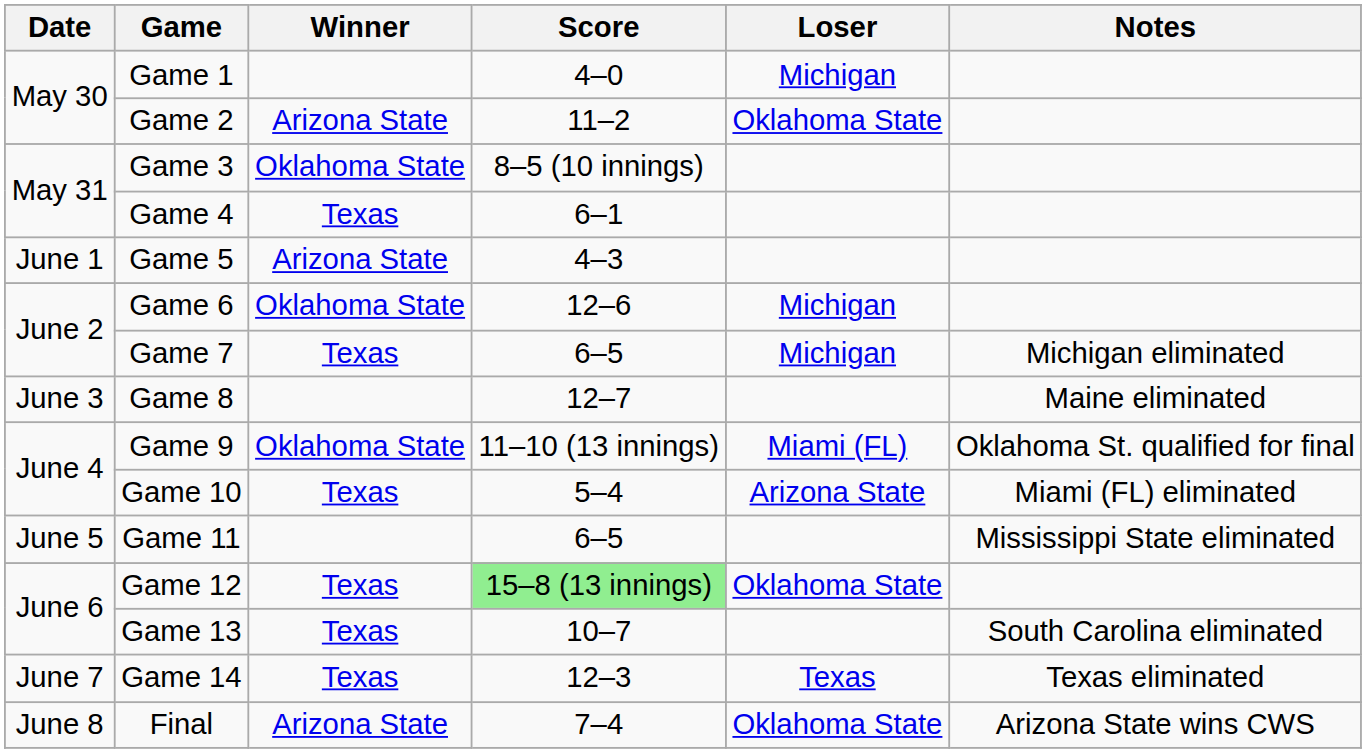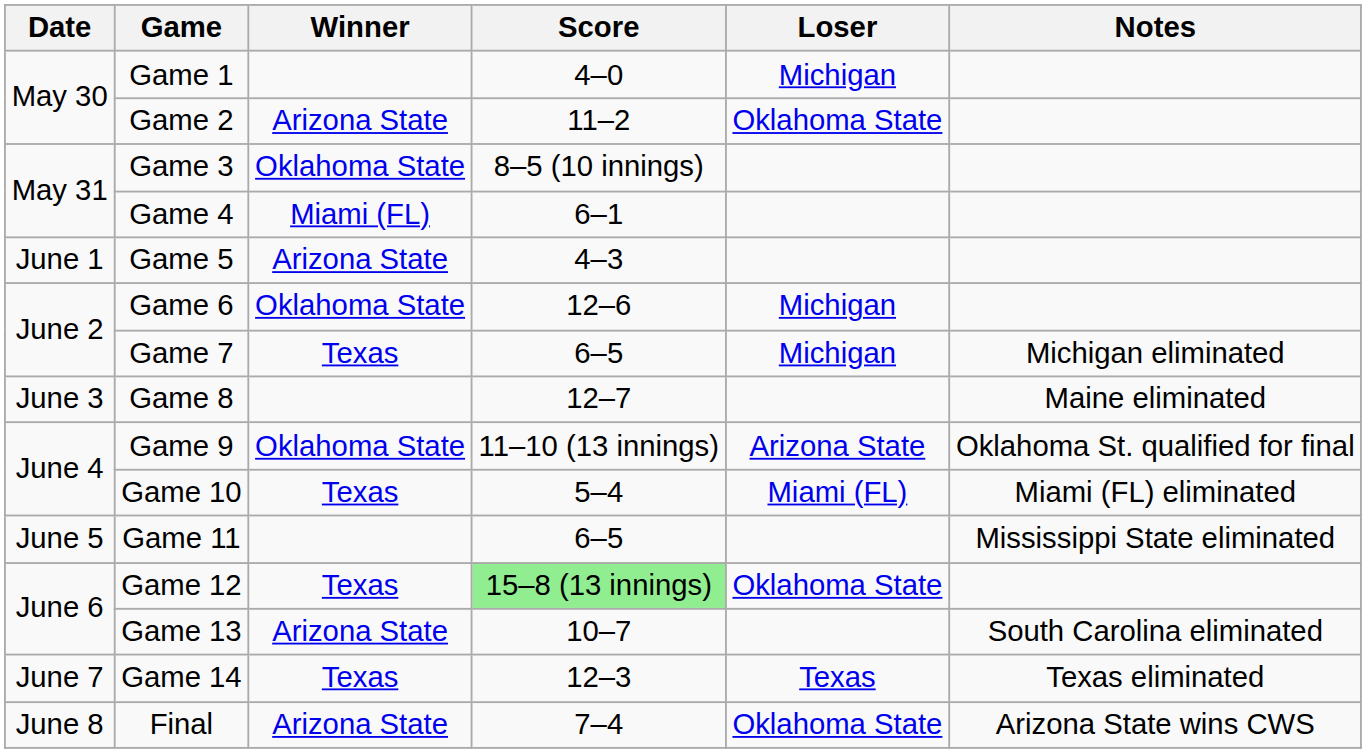(360, 213) Texas -> (360, 213) Miami (FL)
(837, 445) Miami (FL) -> (837, 445) Arizona State
(837, 492) Arizona State -> (837, 492) Miami (FL)
(360, 631) Texas -> (360, 631) Arizona State
